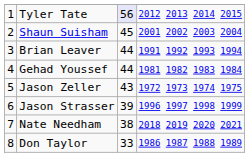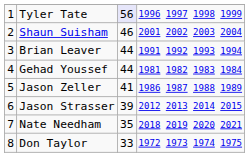(190, 14) 2012 2013 2014 2015 -> (190, 14) 1996 1997 1998 1999
(127, 32) 45 -> (127, 32) 46
(127, 87) 43 -> (127, 87) 41
(190, 87) 1972 1973 1974 1975 -> (190, 87) 1986 1987 1988 1989
(190, 106) 1996 1997 1998 1999 -> (190, 106) 2012 2013 2014 2015
(127, 124) 38 -> (127, 124) 35
(190, 143) 1986 1987 1988 1989 -> (190, 143) 1972 1973 1974 1975
